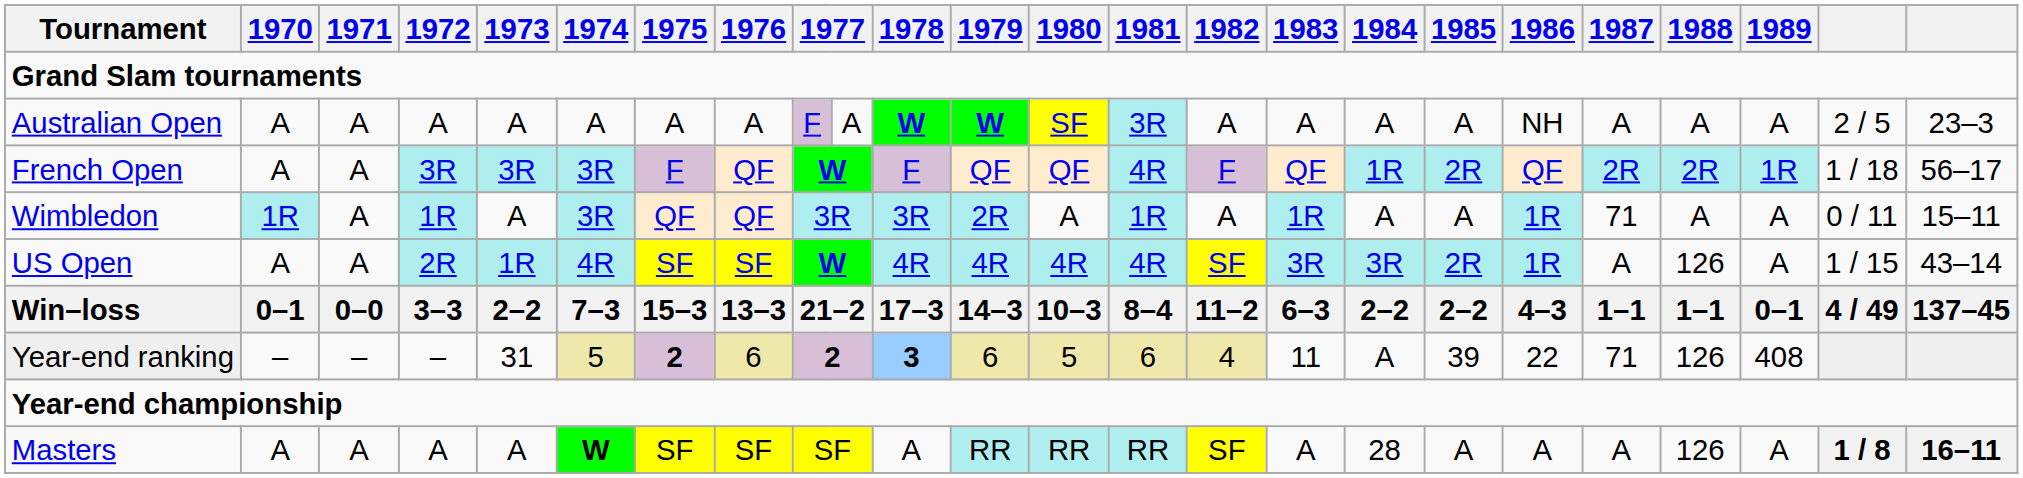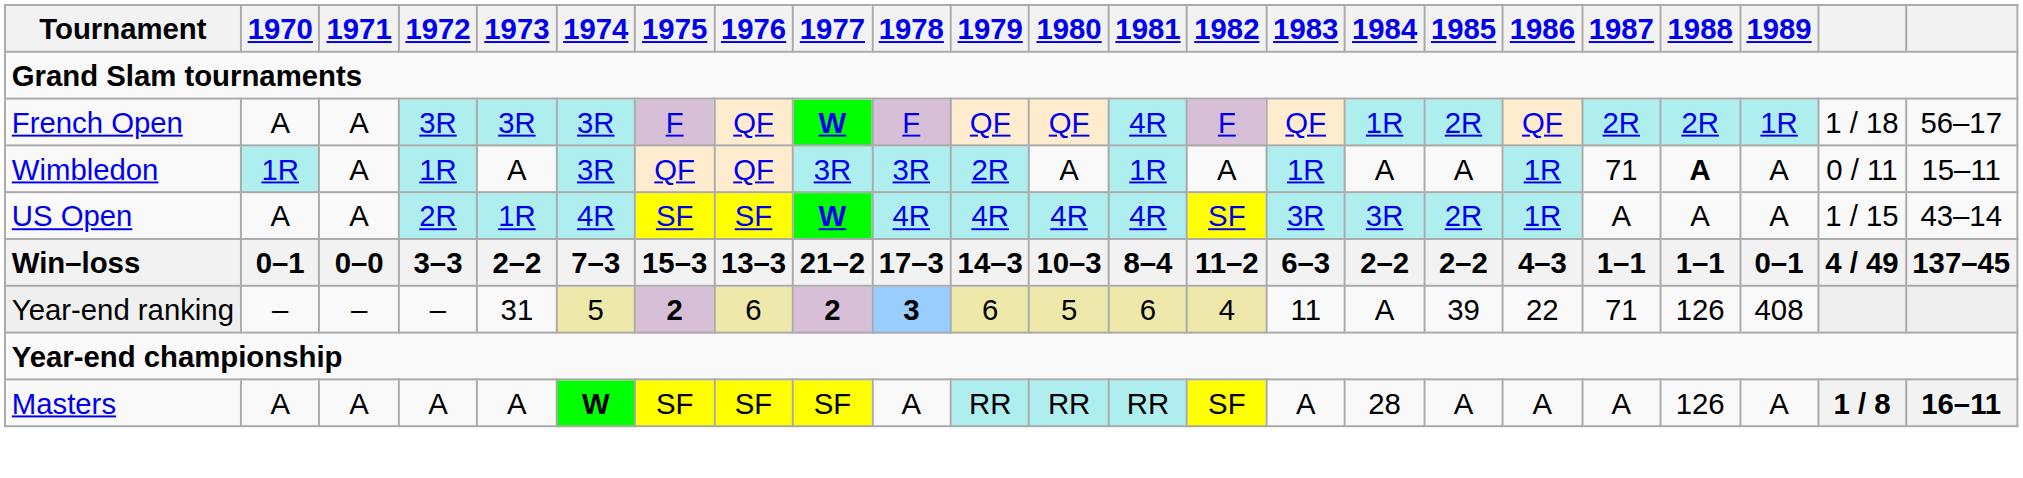- row: (117, 122)
(1700, 216) normal -> (1700, 169) bold
(1700, 262) 126 -> (1700, 216) A
